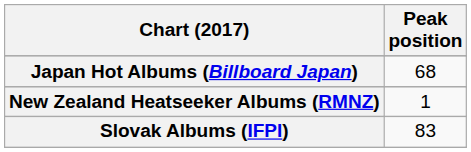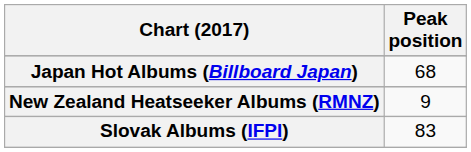(425, 101) 1 -> (425, 101) 9
